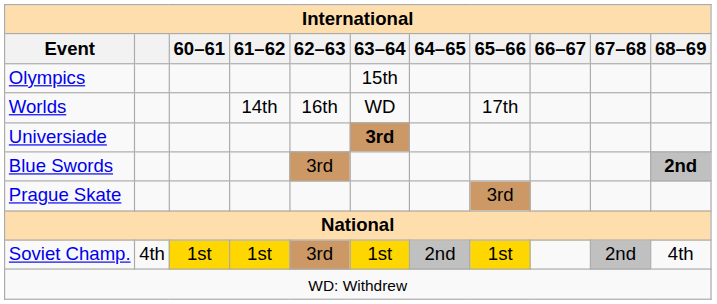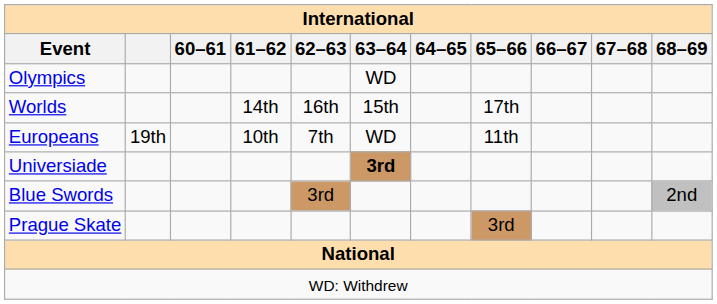(380, 78) 15th -> (381, 78) WD
(380, 107) WD -> (381, 107) 15th
+ row: (54, 136)
(681, 166) bold -> (682, 195) normal
- row: (70, 254)
